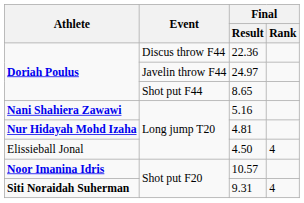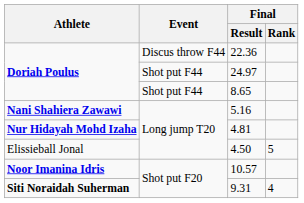(184, 72) Javelin throw F44 -> (172, 72) Shot put F44
(272, 149) 4 -> (271, 149) 5
